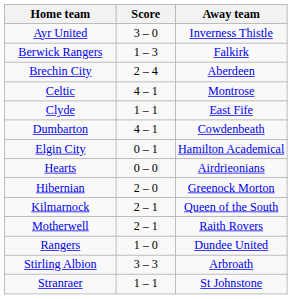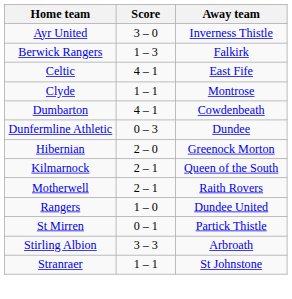- row: (60, 71)
(231, 91) Montrose -> (231, 71) East Fife
(231, 110) East Fife -> (231, 91) Montrose
+ row: (60, 129)
- row: (60, 149)
- row: (60, 168)
+ row: (60, 226)
